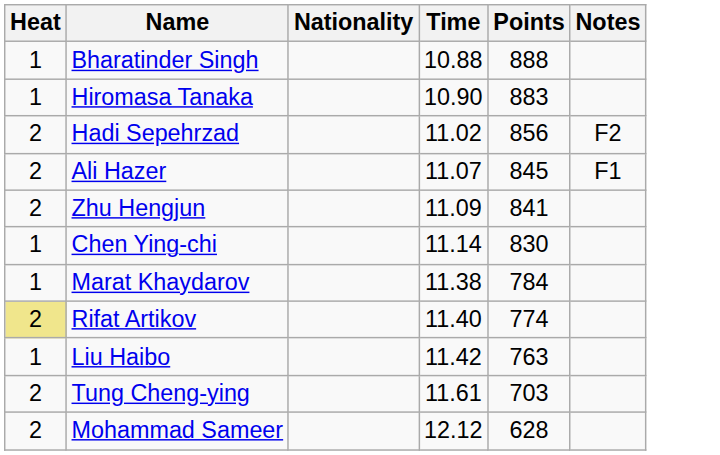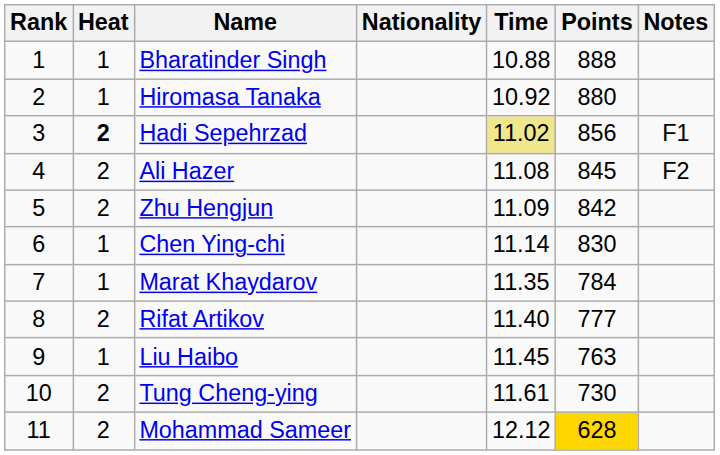+ column: (39, 23)
(453, 97) 10.90 -> (521, 97) 10.92
(529, 97) 883 -> (597, 97) 880
(35, 134) normal -> (103, 134) bold
(453, 134) no background -> (521, 134) khaki background
(608, 134) F2 -> (676, 134) F1
(453, 171) 11.07 -> (521, 171) 11.08
(608, 171) F1 -> (676, 171) F2
(529, 208) 841 -> (597, 208) 842
(453, 282) 11.38 -> (521, 282) 11.35
(35, 319) khaki background -> (103, 319) no background
(529, 319) 774 -> (597, 319) 777
(453, 356) 11.42 -> (521, 356) 11.45
(529, 393) 703 -> (597, 393) 730
(529, 430) no background -> (597, 430) gold background
